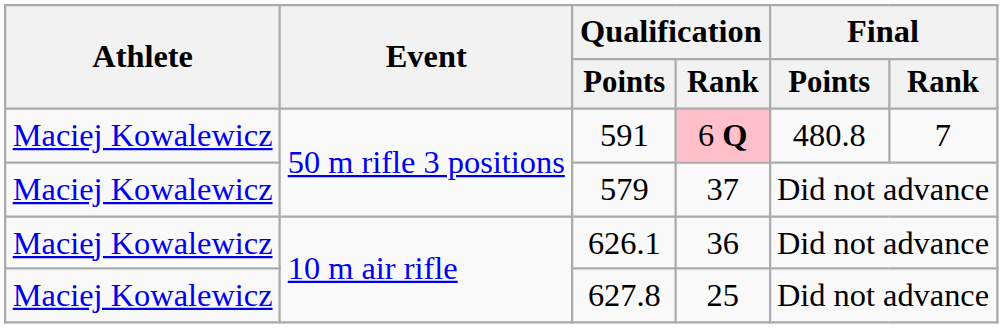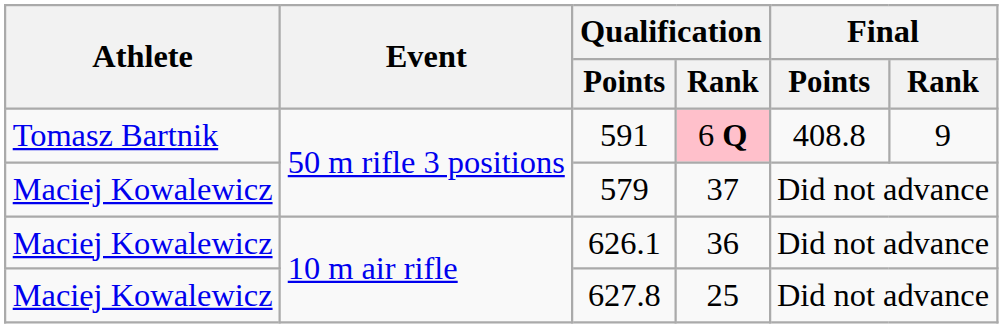(143, 135) Maciej Kowalewicz -> (115, 135) Tomasz Bartnik
(829, 135) 480.8 -> (829, 135) 408.8
(943, 135) 7 -> (943, 135) 9
